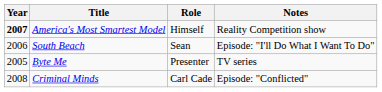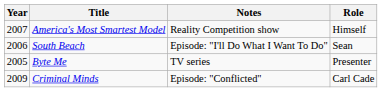columns swapped: (191, 12) <-> (296, 12)
(17, 29) bold -> (17, 29) normal
(17, 78) 2008 -> (17, 78) 2009
